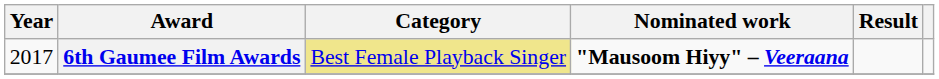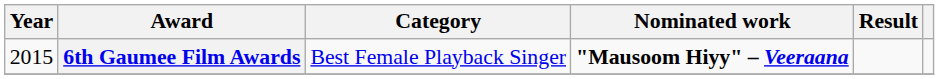(31, 56) 2017 -> (31, 56) 2015
(438, 56) khaki background -> (438, 56) no background
